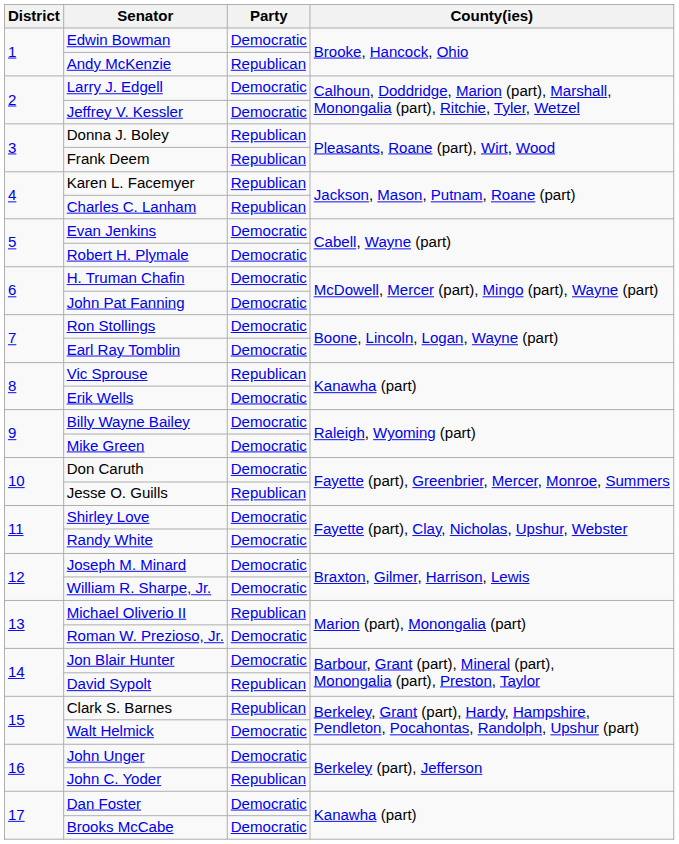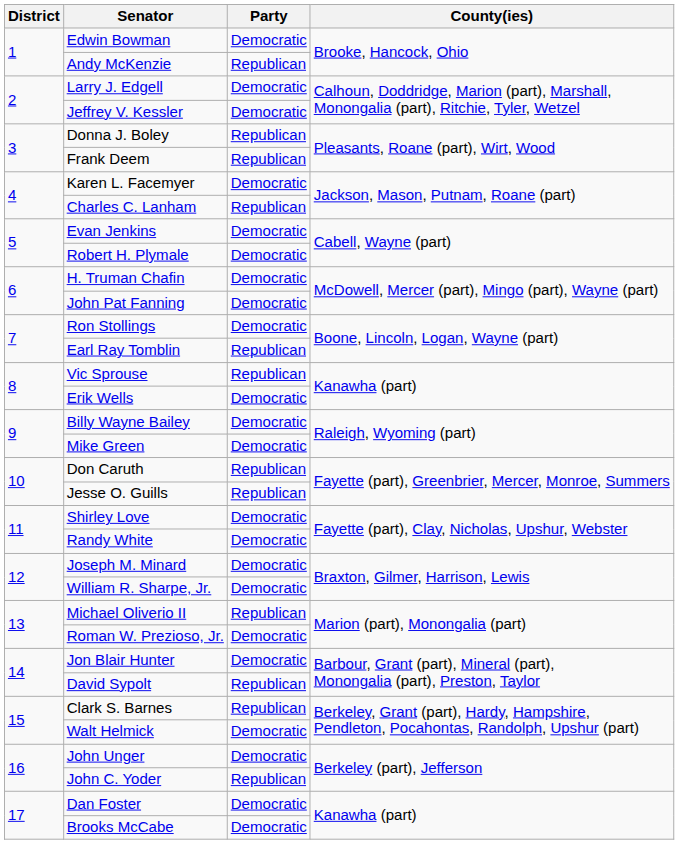(268, 183) Republican -> (269, 183) Democratic
(269, 350) Democratic -> (268, 350) Republican
(269, 469) Democratic -> (268, 469) Republican
